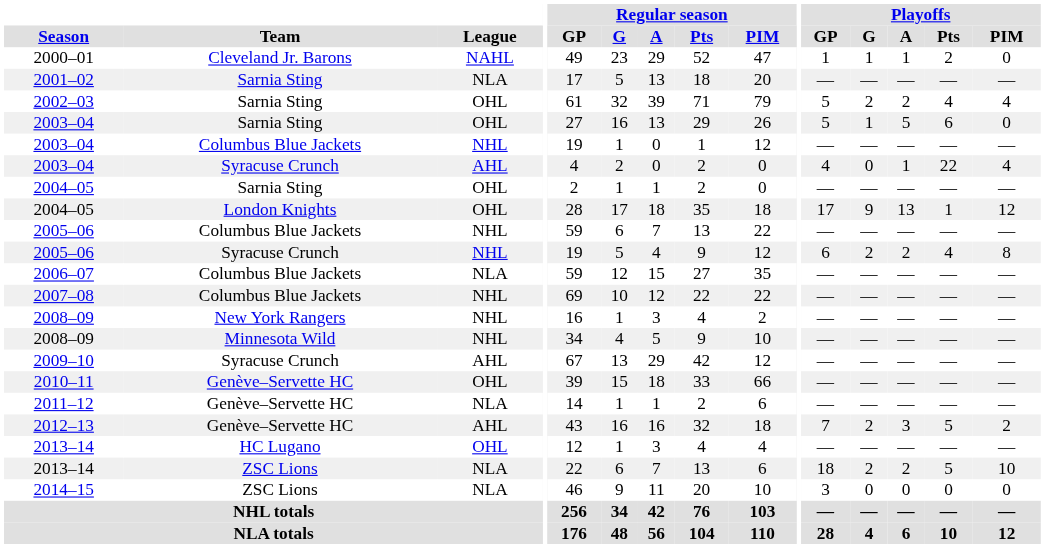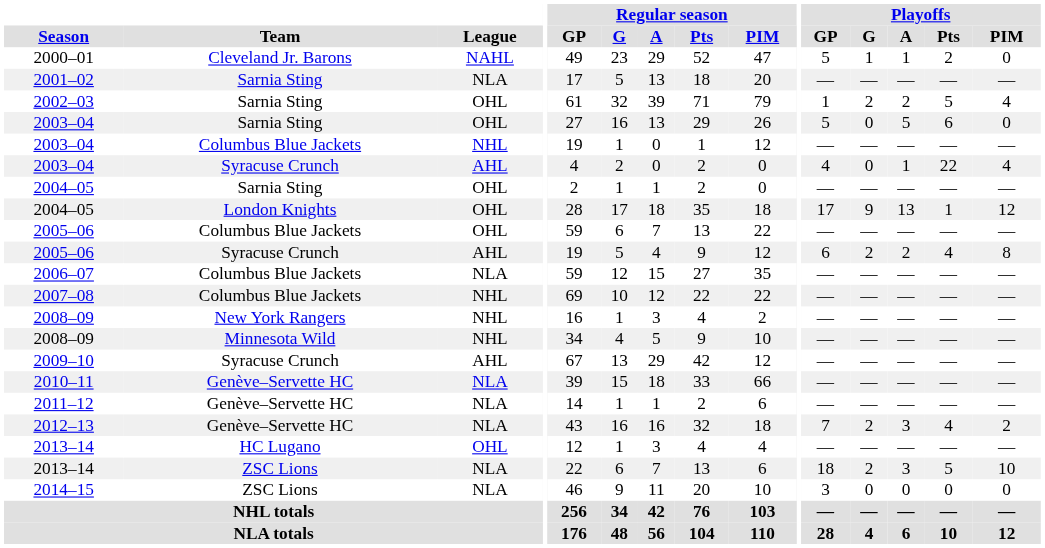(826, 57) 1 -> (826, 57) 5
(826, 101) 5 -> (826, 101) 1
(949, 101) 4 -> (949, 101) 5
(869, 122) 1 -> (869, 122) 0
(490, 230) NHL -> (490, 230) OHL
(490, 252) NHL -> (490, 252) AHL
(490, 381) OHL -> (490, 381) NLA
(490, 425) AHL -> (490, 425) NLA
(949, 425) 5 -> (949, 425) 4
(906, 468) 2 -> (906, 468) 3
